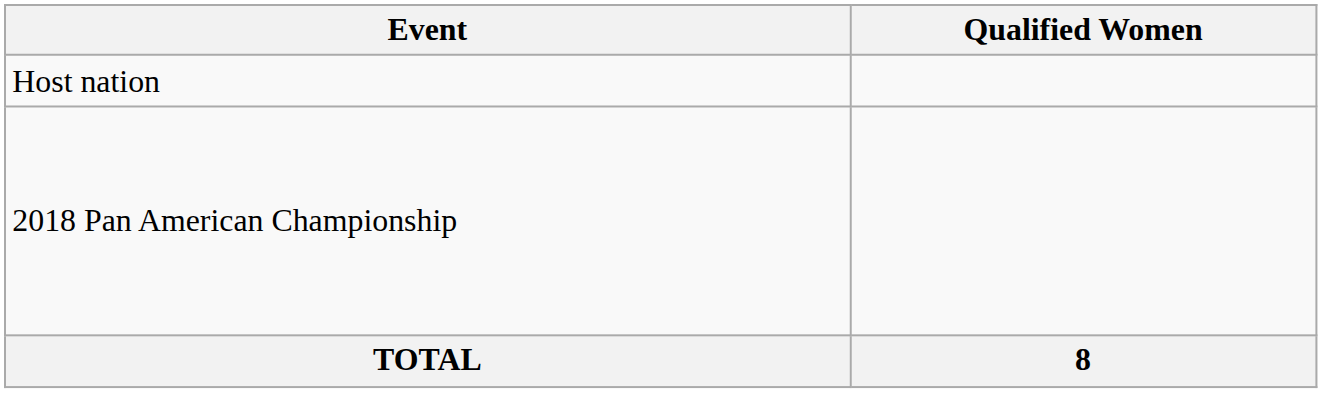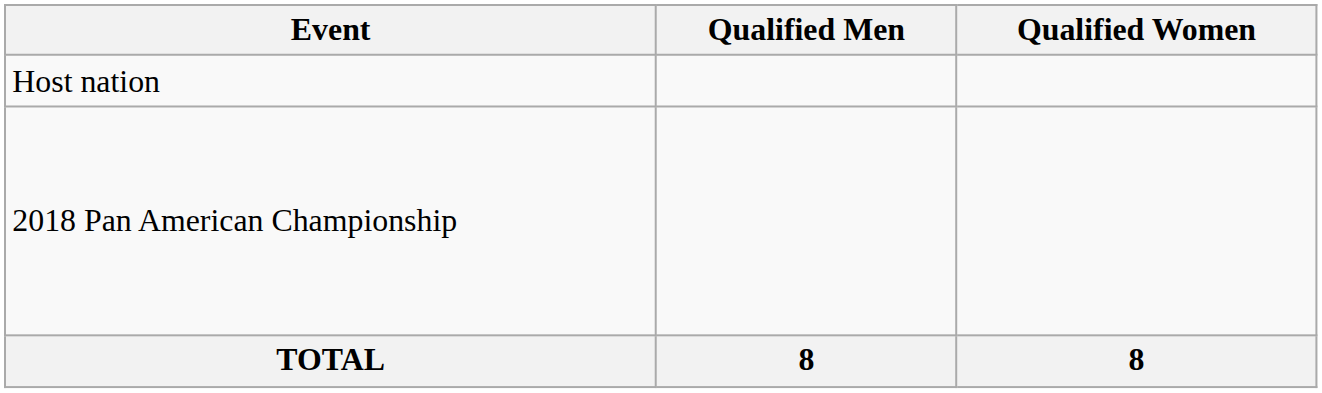+ column: (806, 29)
